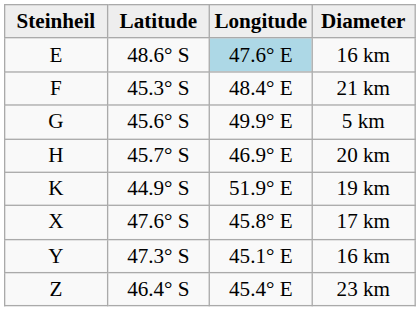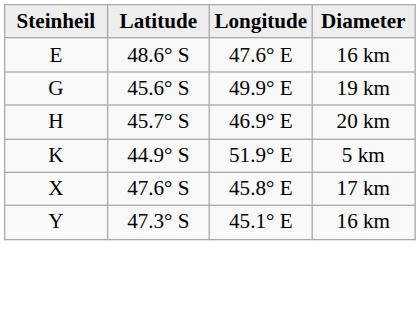(261, 54) lightblue background -> (261, 54) no background
- row: (56, 88)
(363, 121) 5 km -> (363, 88) 19 km
(363, 188) 19 km -> (363, 155) 5 km
- row: (56, 289)
